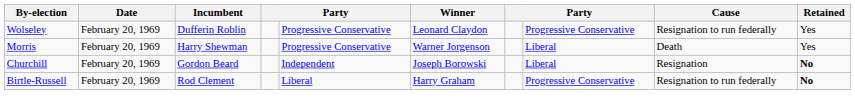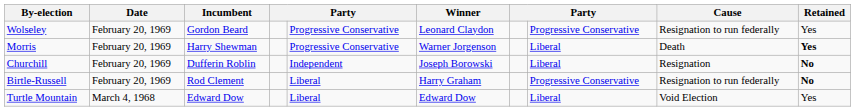(212, 30) Dufferin Roblin -> (217, 30) Gordon Beard
(808, 47) normal -> (809, 47) bold
(208, 64) Gordon Beard -> (221, 64) Dufferin Roblin
+ row: (42, 98)
